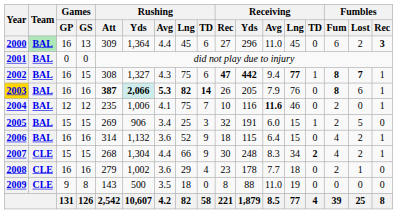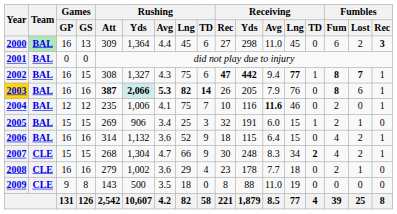(249, 43) 296 -> (249, 43) 298
(360, 122) 5 -> (360, 122) 1
(165, 153) 4.4 -> (165, 153) 4.7
